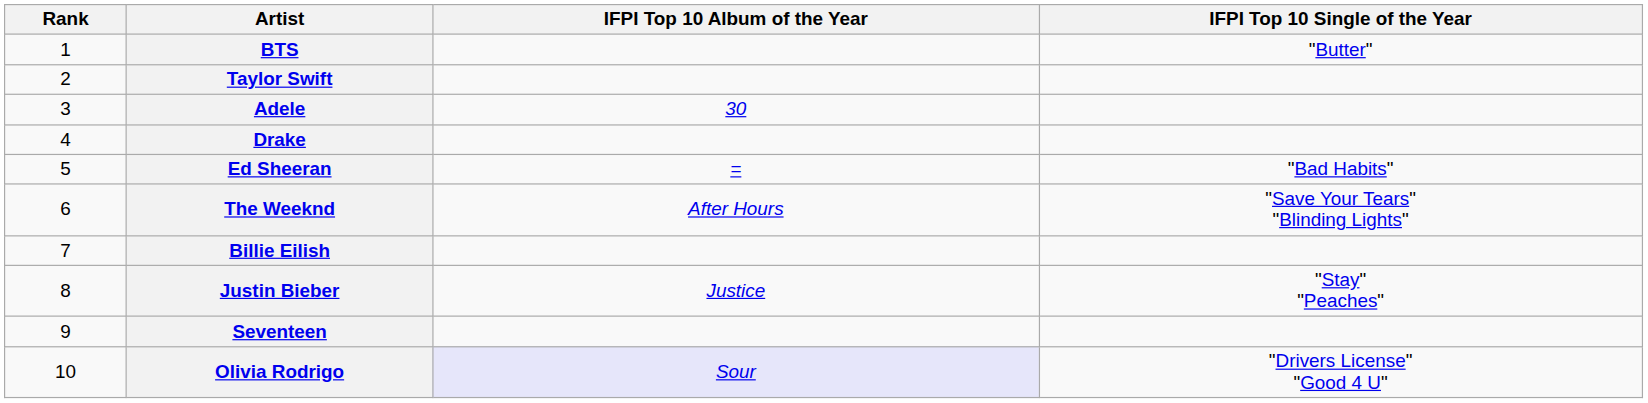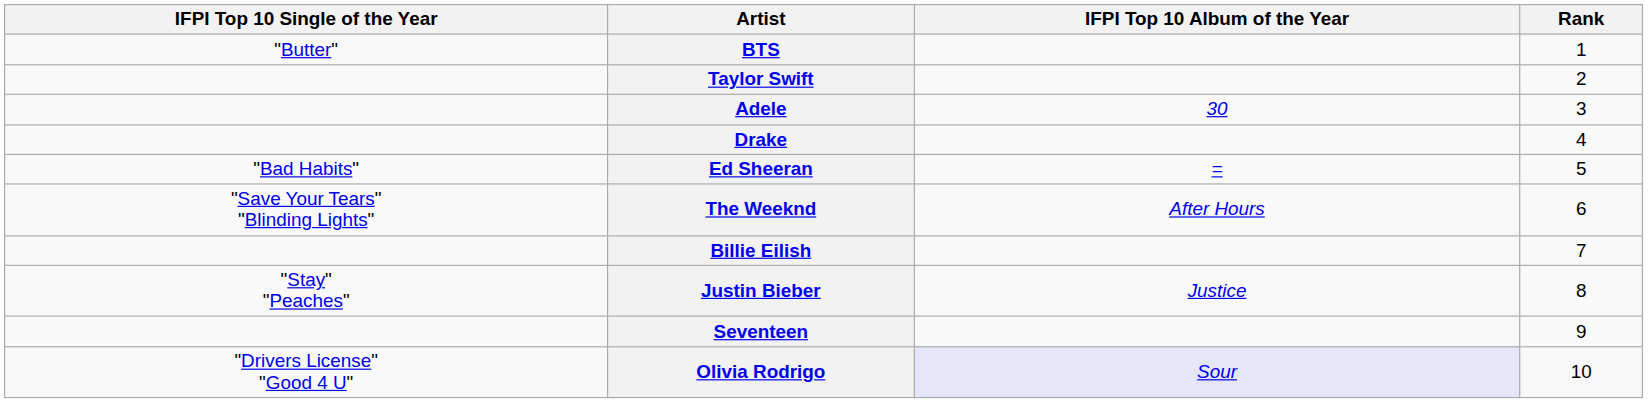columns swapped: (66, 19) <-> (1341, 19)
